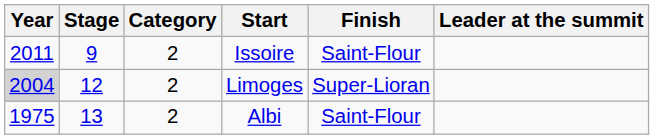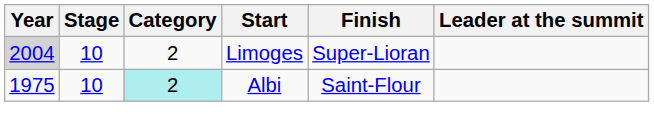- row: (264, 52)
(92, 85) 12 -> (92, 52) 10
(92, 117) 13 -> (92, 85) 10
(173, 117) no background -> (173, 85) paleturquoise background
